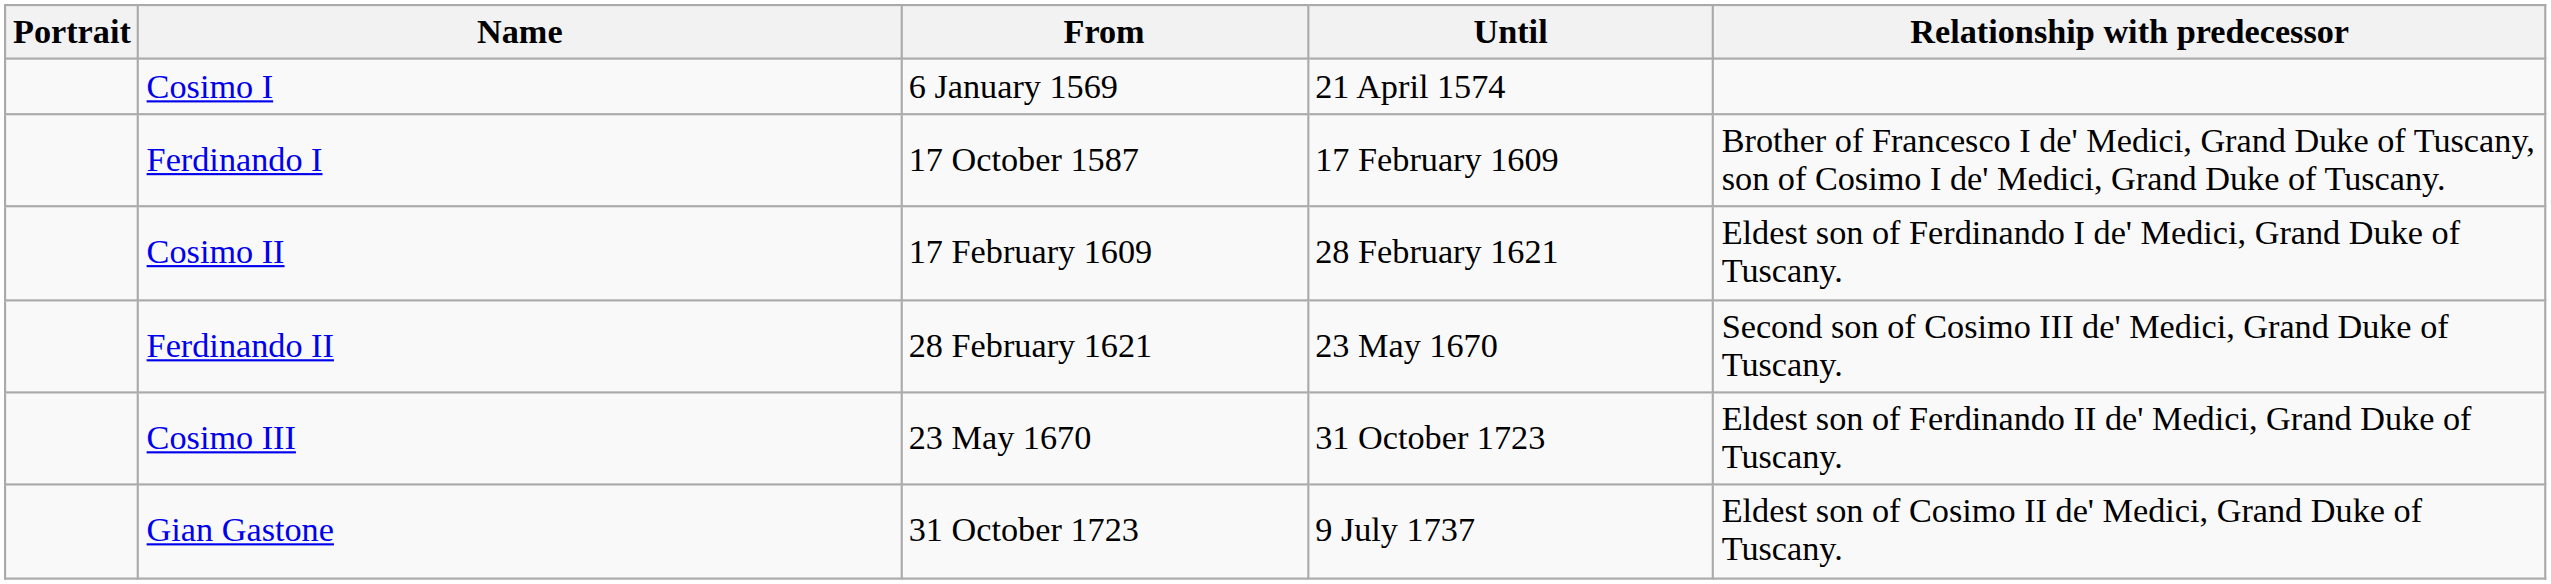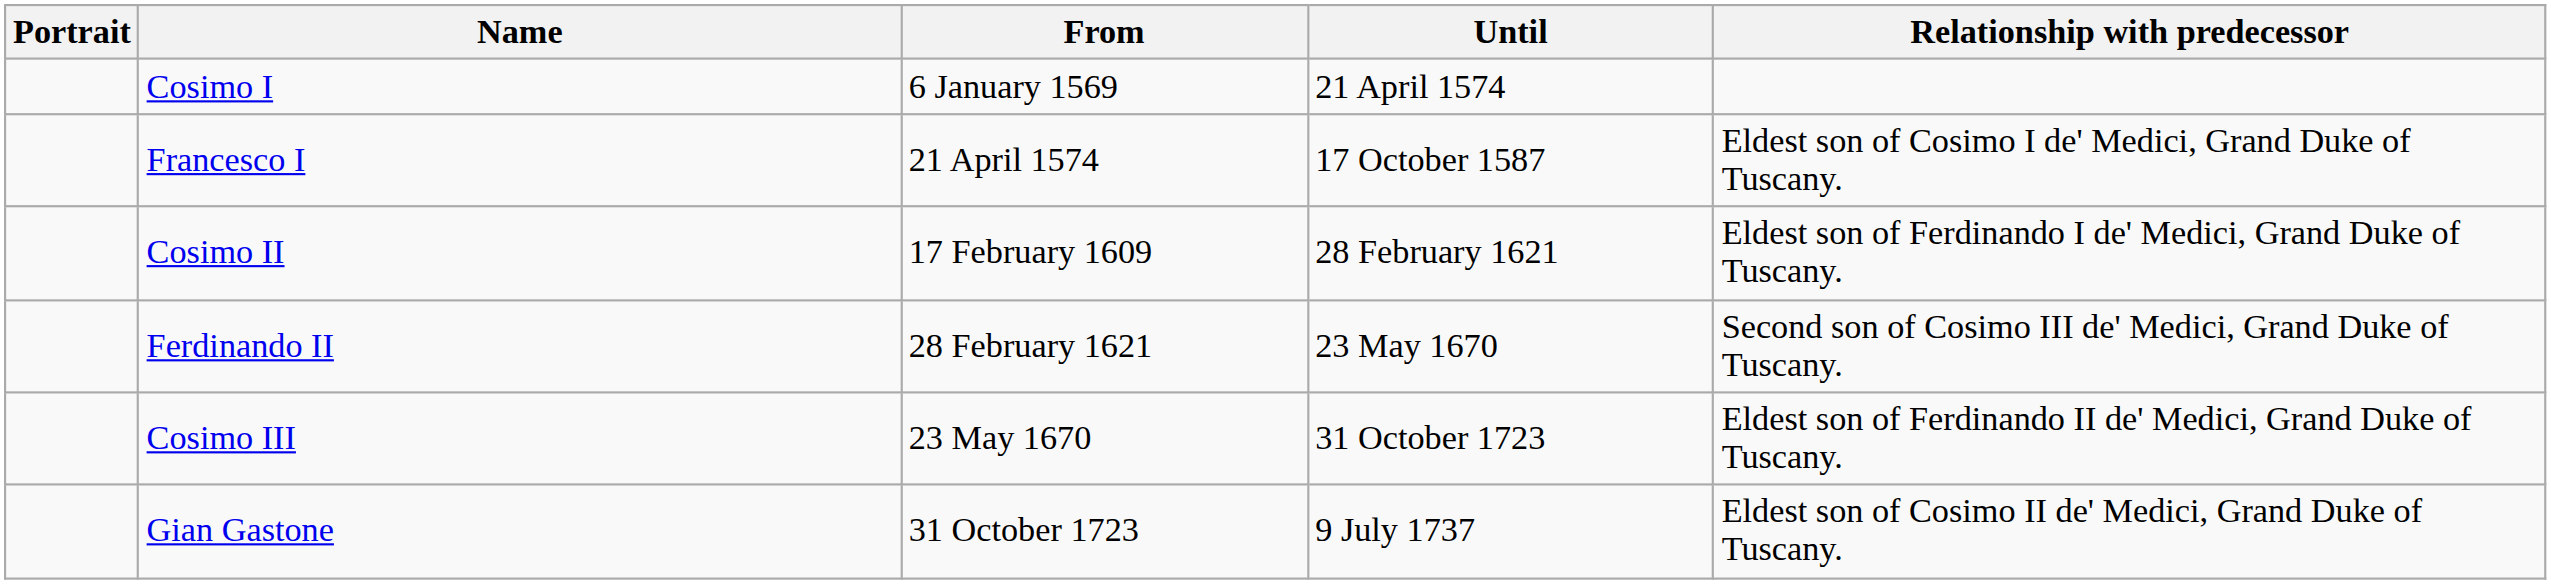+ row: (226, 159)
- row: (235, 159)
